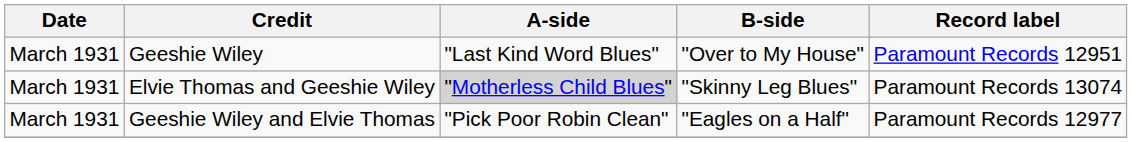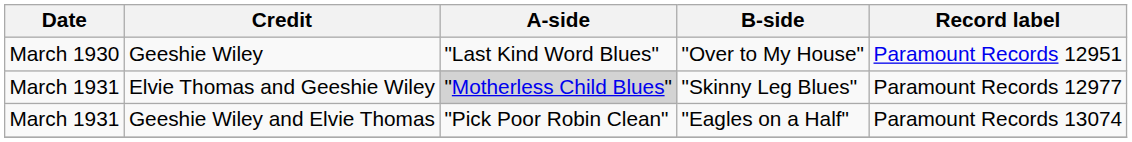(64, 53) March 1931 -> (64, 53) March 1930
(998, 86) Paramount Records 13074 -> (998, 86) Paramount Records 12977
(998, 119) Paramount Records 12977 -> (998, 119) Paramount Records 13074
